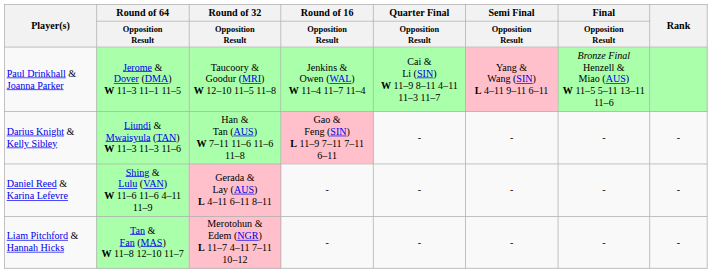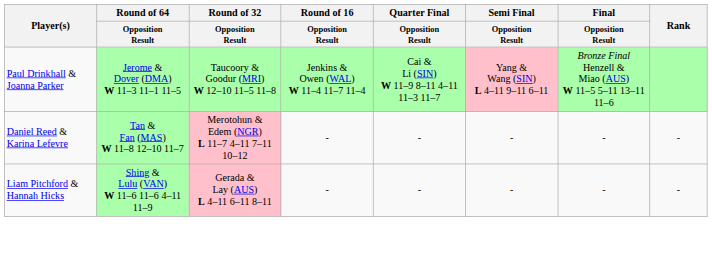- row: (41, 138)
(143, 190) Shing & Lulu (VAN) W 11–6 11–6 4–11 11–9 -> (143, 138) Tan & Fan (MAS) W 11–8 12–10 11–7
(235, 190) Gerada & Lay (AUS) L 4–11 6–11 8–11 -> (235, 138) Merotohun & Edem (NGR) L 11–7 4–11 7–11 10–12
(143, 242) Tan & Fan (MAS) W 11–8 12–10 11–7 -> (143, 190) Shing & Lulu (VAN) W 11–6 11–6 4–11 11–9
(235, 242) Merotohun & Edem (NGR) L 11–7 4–11 7–11 10–12 -> (235, 190) Gerada & Lay (AUS) L 4–11 6–11 8–11
